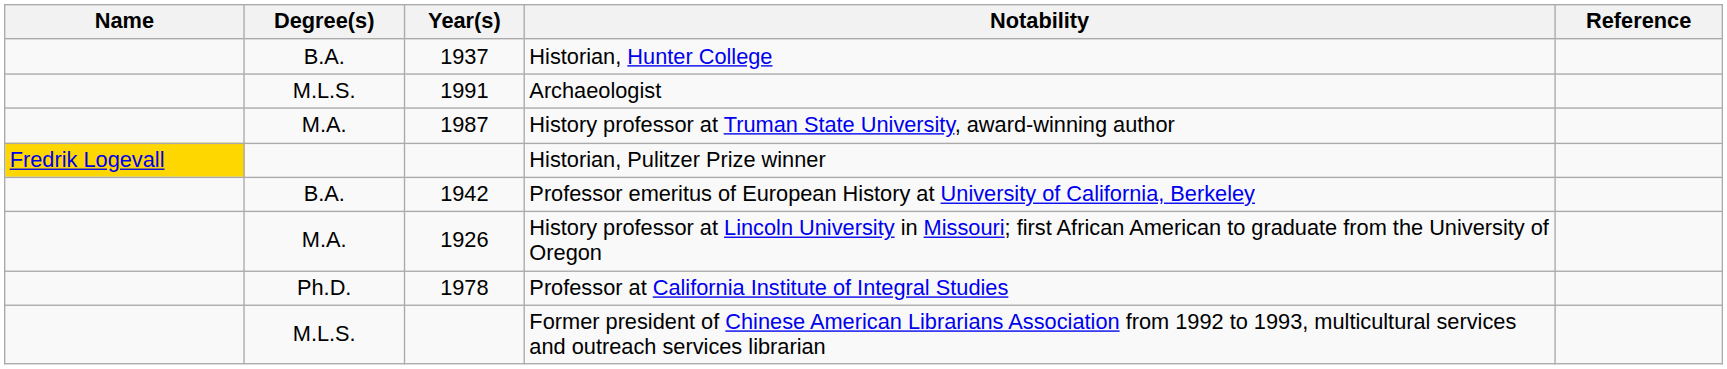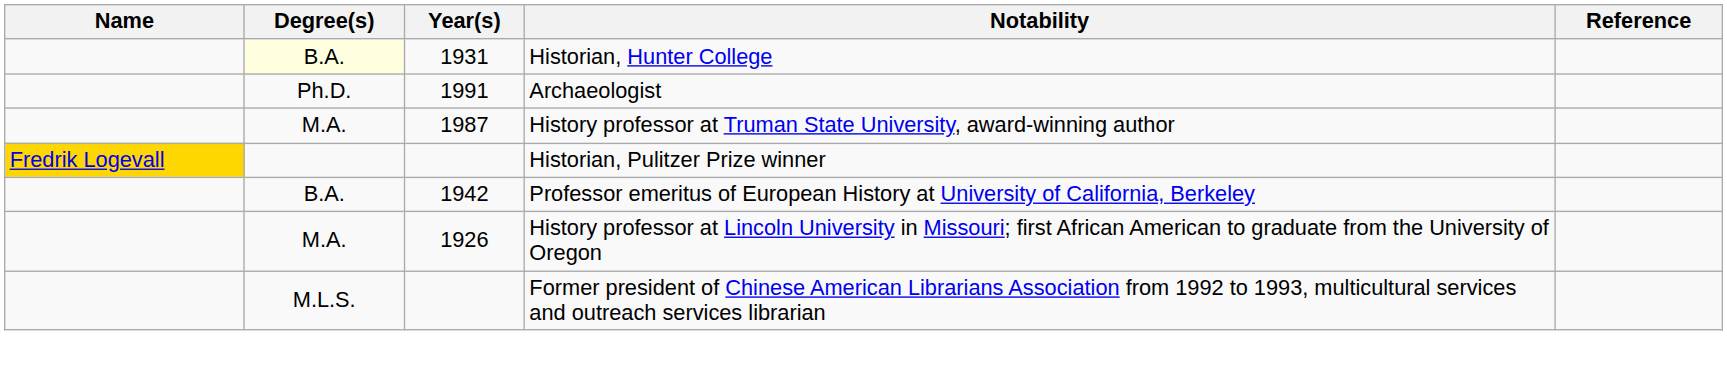(324, 56) no background -> (324, 56) lightyellow background
(464, 56) 1937 -> (464, 56) 1931
(324, 90) M.L.S. -> (324, 90) Ph.D.
- row: (769, 287)
